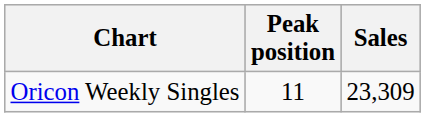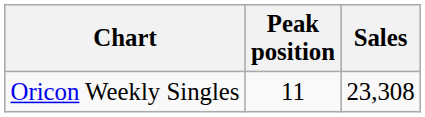(381, 91) 23,309 -> (381, 91) 23,308
